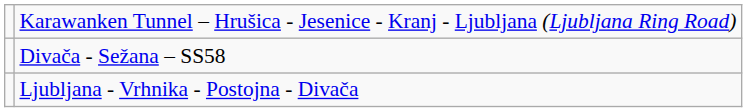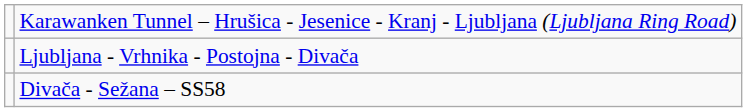rows swapped: (189, 89) <-> (123, 55)
